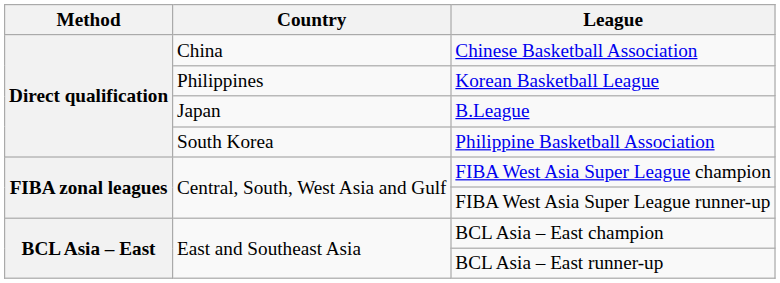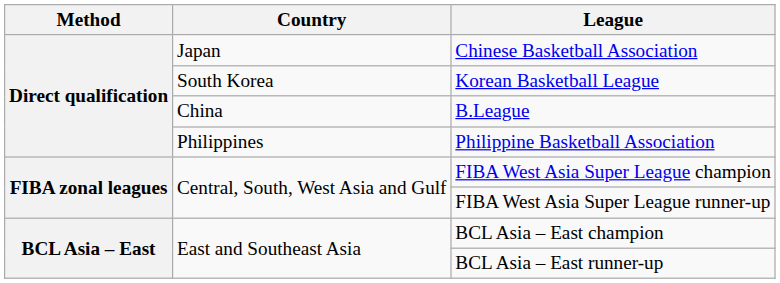(200, 50) China -> (199, 50) Japan
(220, 80) Philippines -> (225, 80) South Korea
(199, 111) Japan -> (200, 111) China
(225, 141) South Korea -> (220, 141) Philippines
